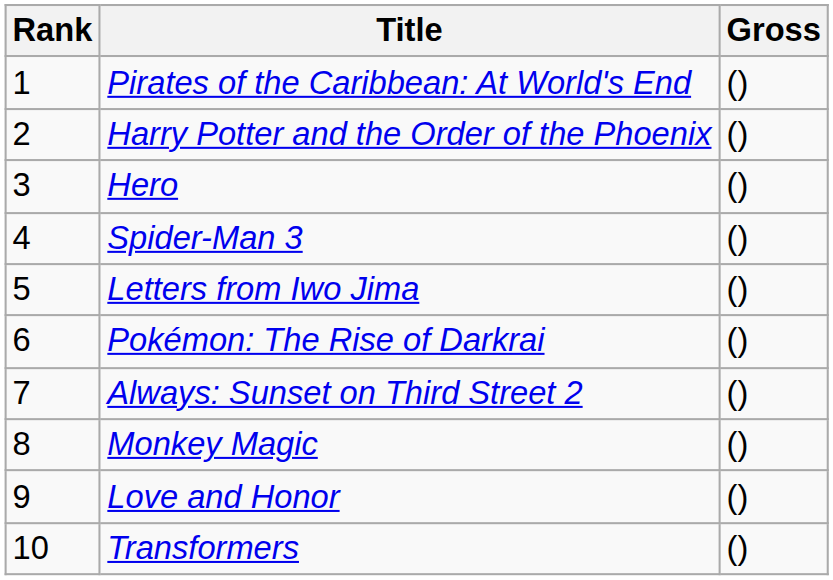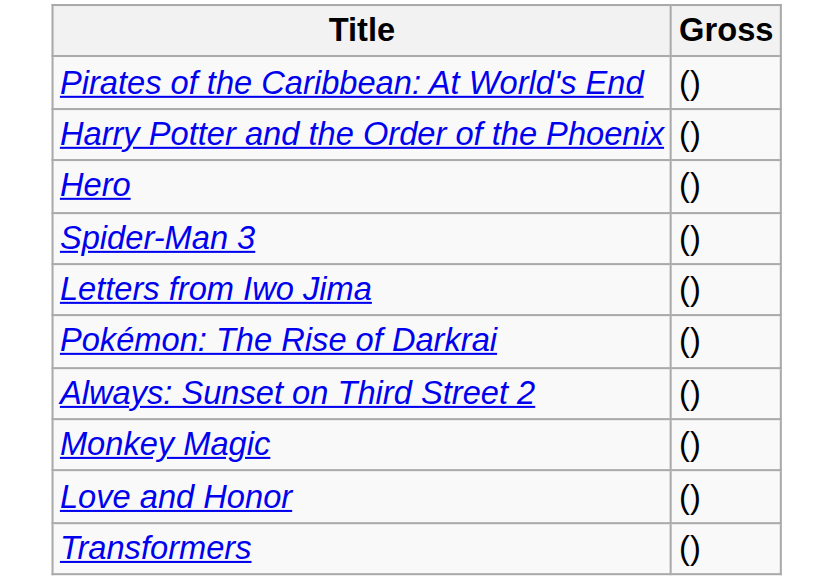- column: (52, 30)
